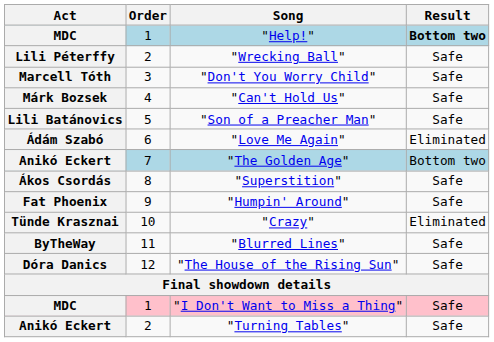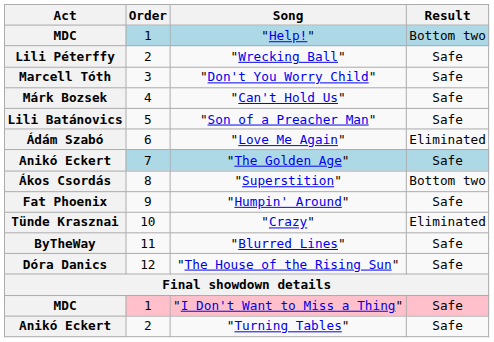(448, 36) bold -> (448, 36) normal
(448, 160) Bottom two -> (448, 160) Safe
(448, 181) Safe -> (448, 181) Bottom two
